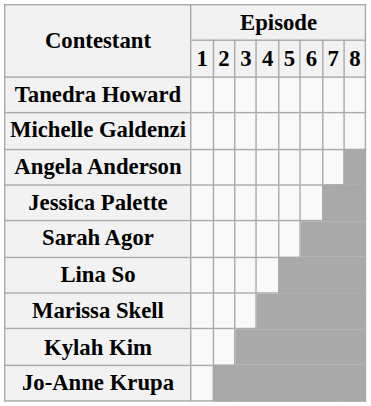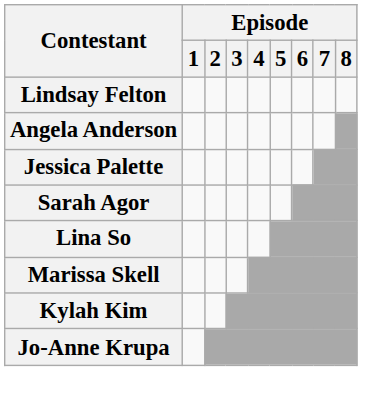- row: (98, 94)
- row: (98, 130)
+ row: (94, 94)
